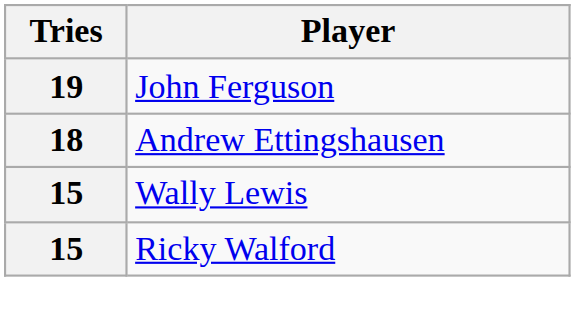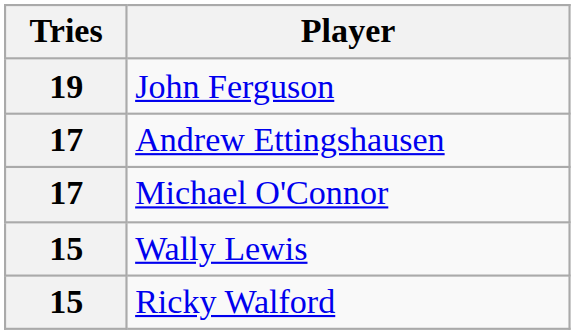(66, 139) 18 -> (66, 139) 17
+ row: (262, 193)
